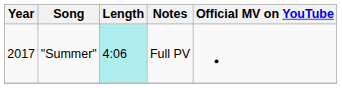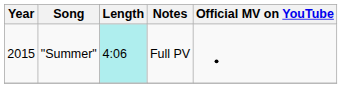(21, 53) 2017 -> (21, 53) 2015
